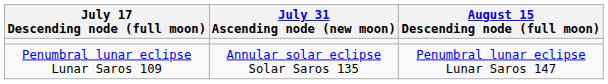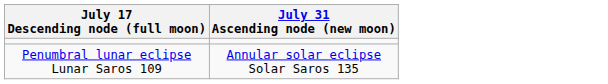- column: (501, 21)
